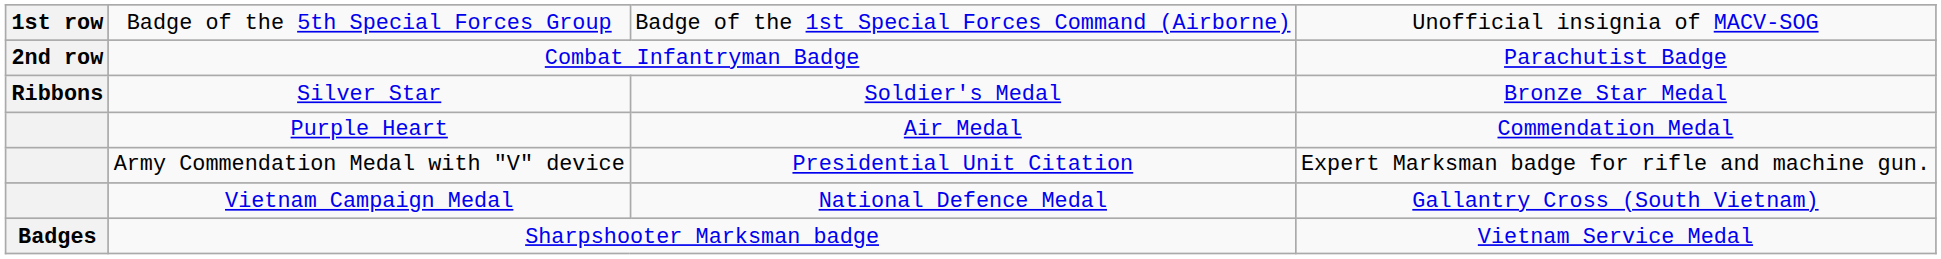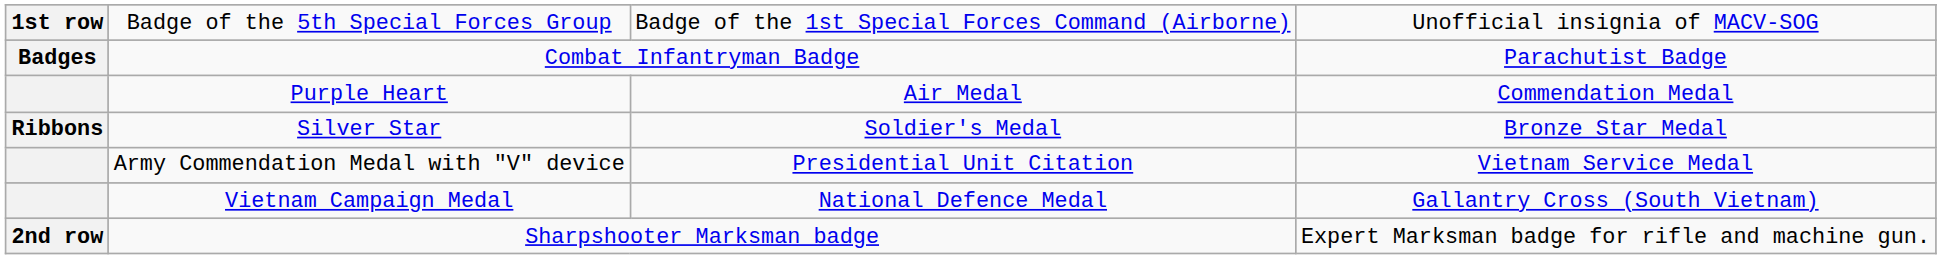(57, 58) 2nd row -> (57, 58) Badges
rows swapped: (369, 94) <-> (369, 129)
(1615, 165) Expert Marksman badge for rifle and machine gun. -> (1615, 165) Vietnam Service Medal
(57, 236) Badges -> (57, 236) 2nd row
(1615, 236) Vietnam Service Medal -> (1615, 236) Expert Marksman badge for rifle and machine gun.
